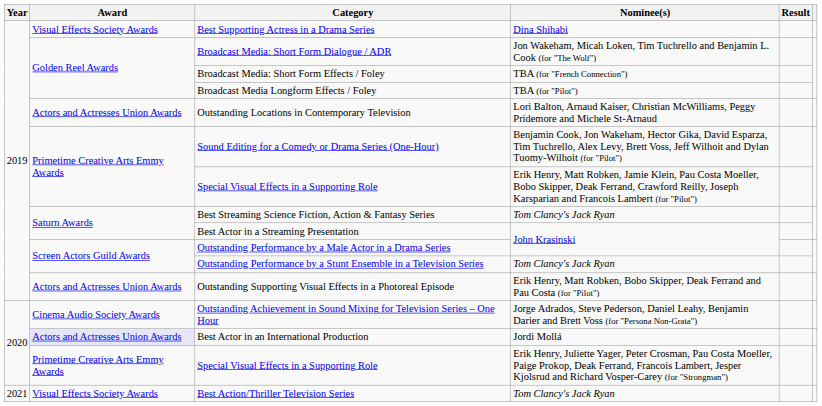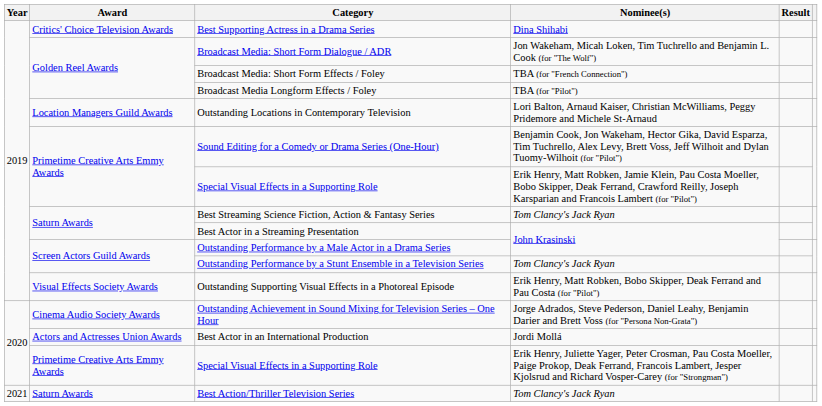(95, 29) Visual Effects Society Awards -> (103, 29) Critics' Choice Television Awards
(107, 112) Actors and Actresses Union Awards -> (102, 112) Location Managers Guild Awards
(107, 286) Actors and Actresses Union Awards -> (95, 286) Visual Effects Society Awards
(107, 337) lavender background -> (107, 337) no background
(95, 393) Visual Effects Society Awards -> (63, 393) Saturn Awards
